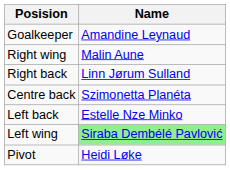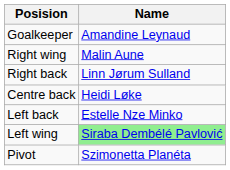(136, 94) Szimonetta Planéta -> (111, 94) Heidi Løke
(111, 154) Heidi Løke -> (136, 154) Szimonetta Planéta
